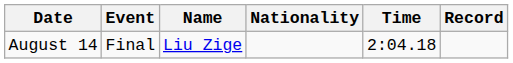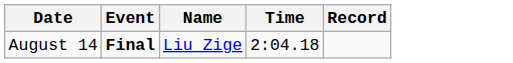- column: (305, 18)
(130, 45) normal -> (130, 45) bold
